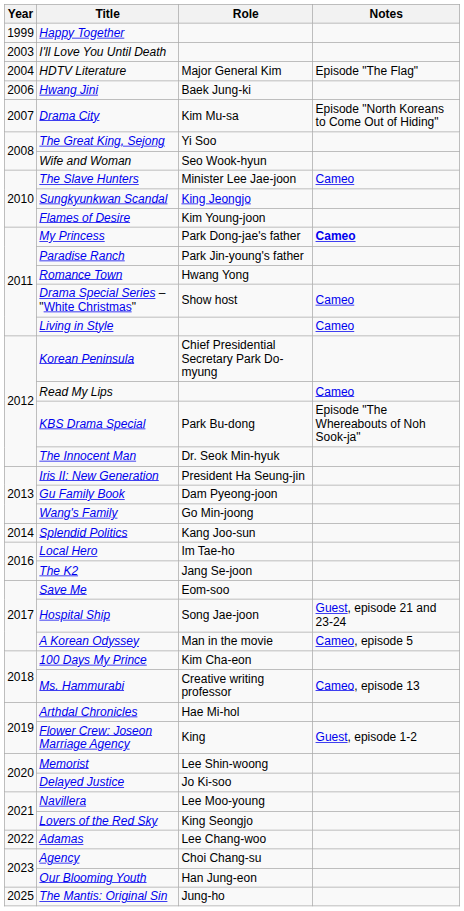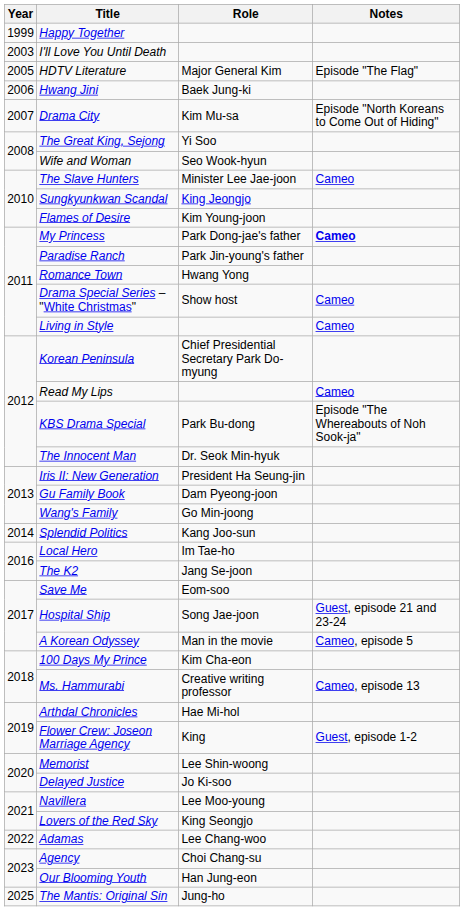(20, 71) 2004 -> (20, 71) 2005
